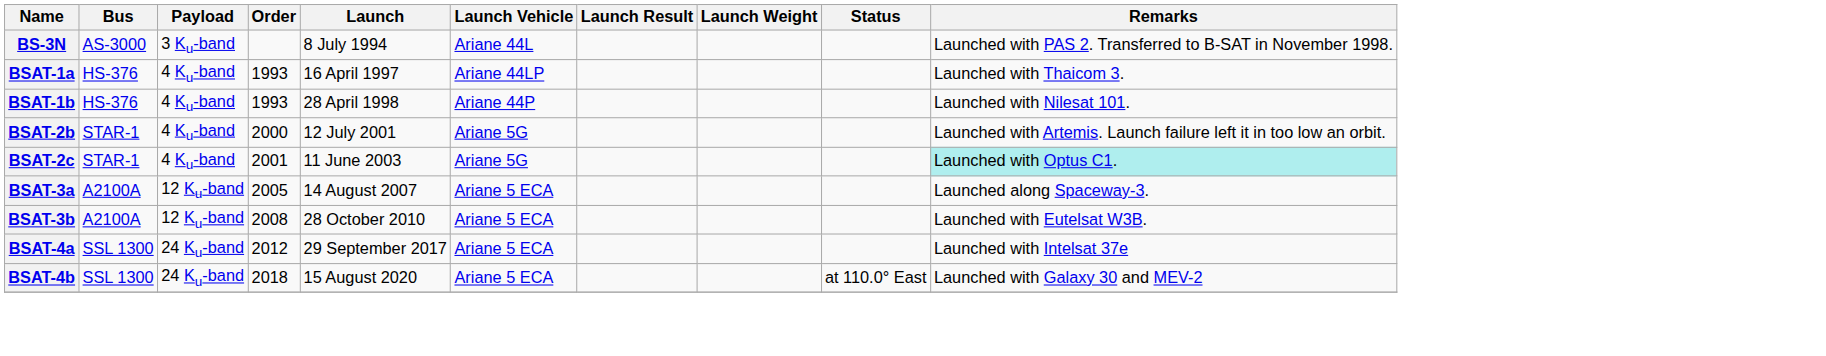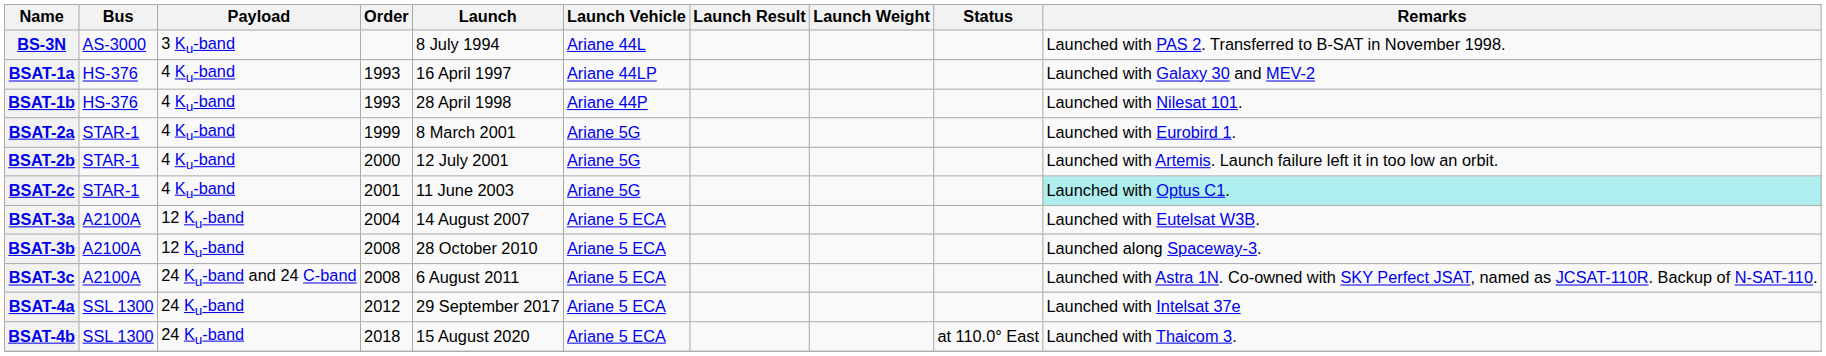(1029, 74) Launched with Thaicom 3. -> (1181, 74) Launched with Galaxy 30 and MEV-2
+ row: (42, 132)
(270, 190) 2005 -> (382, 219) 2004
(1041, 190) Launched along Spaceway-3. -> (1153, 219) Launched with Eutelsat W3B.
(1041, 219) Launched with Eutelsat W3B. -> (1154, 248) Launched along Spaceway-3.
+ row: (42, 278)
(1068, 278) Launched with Galaxy 30 and MEV-2 -> (1142, 336) Launched with Thaicom 3.
